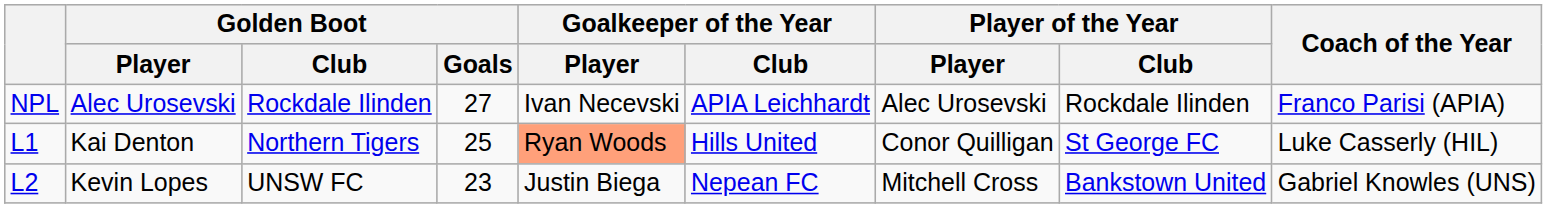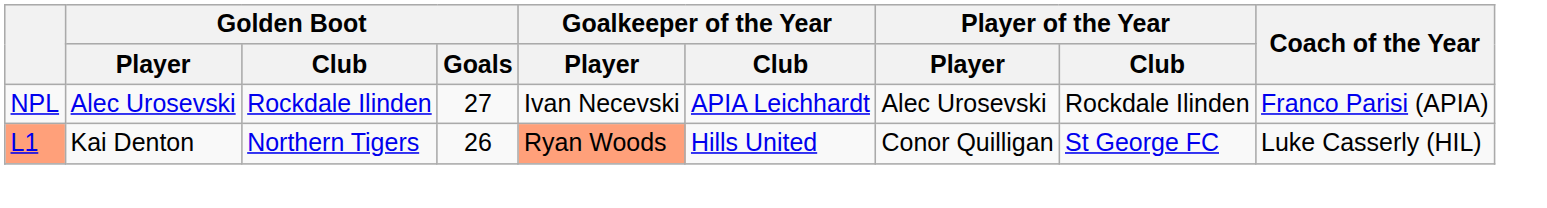(24, 143) no background -> (24, 143) lightsalmon background
(478, 143) 25 -> (478, 143) 26
- row: (139, 182)
